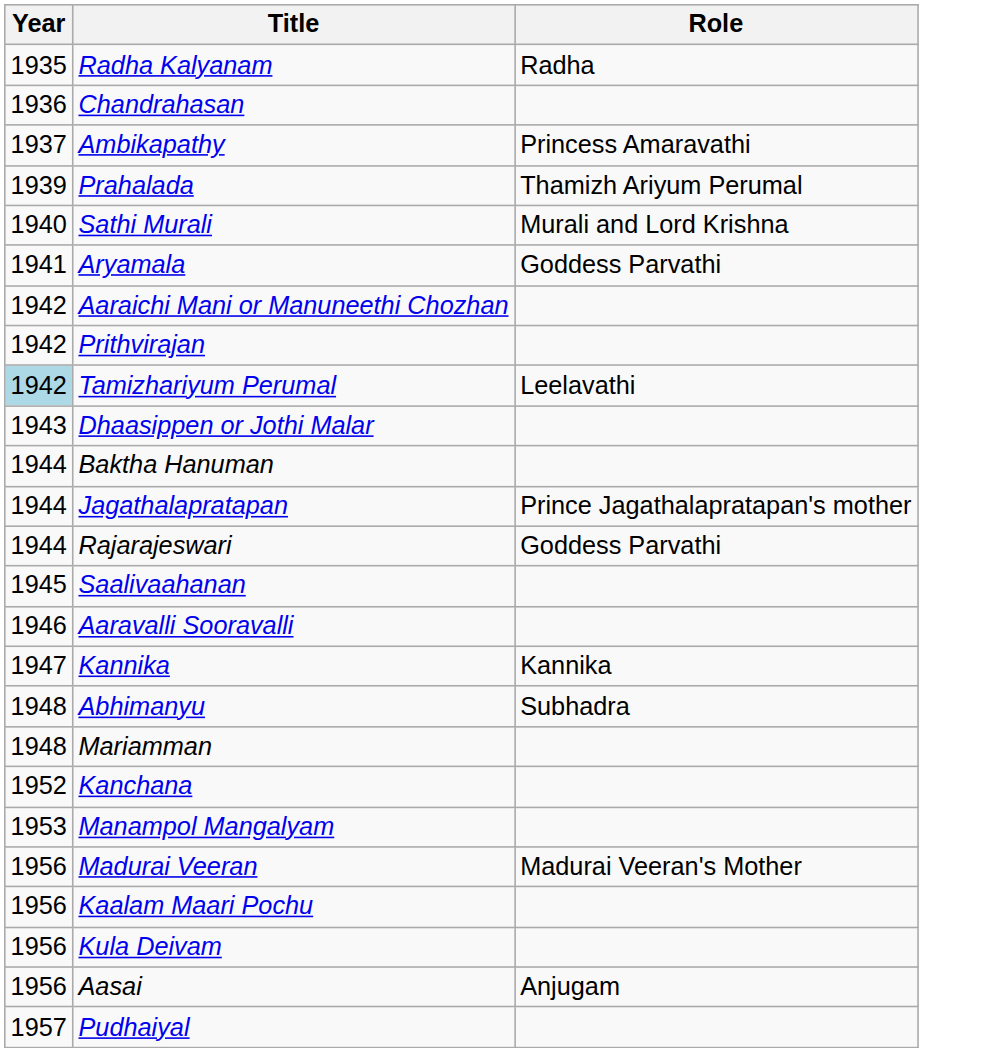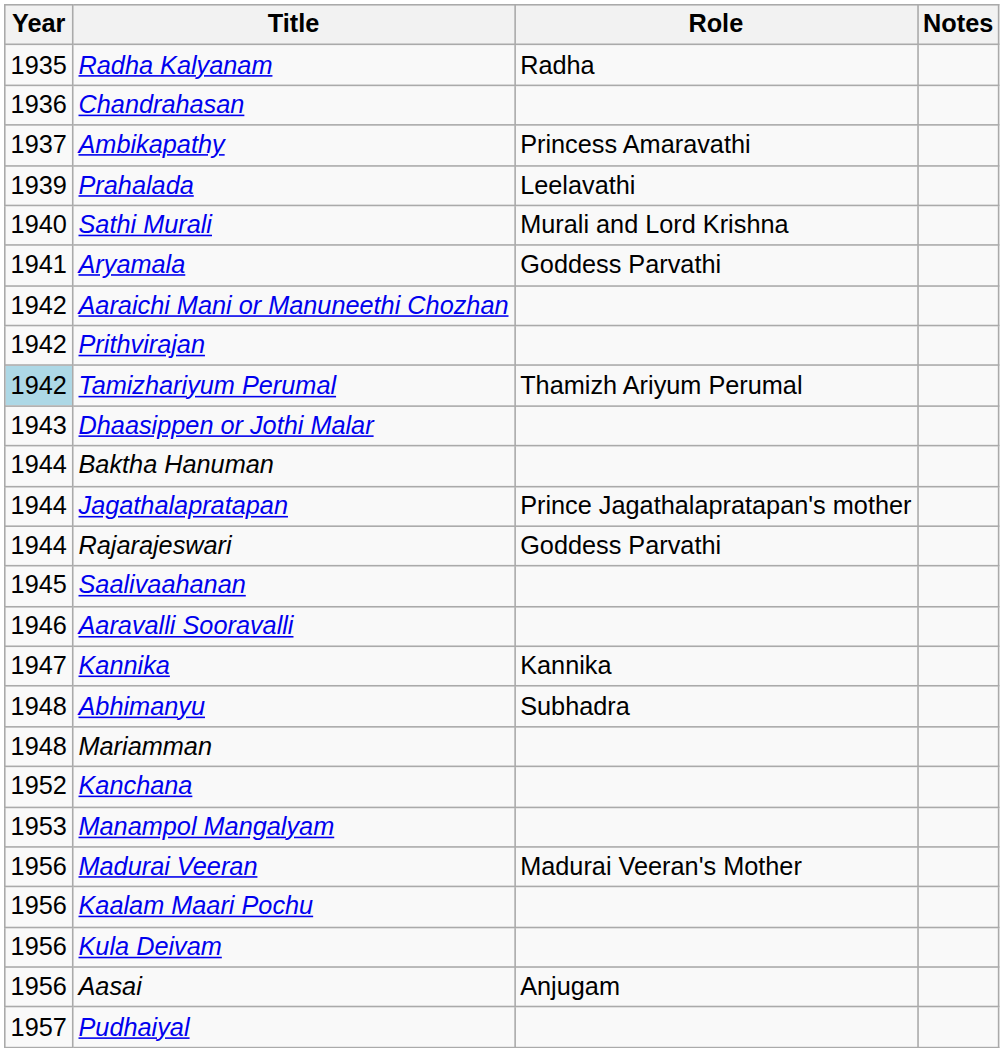+ column: (958, 24)
(661, 184) Thamizh Ariyum Perumal -> (578, 184) Leelavathi
(578, 385) Leelavathi -> (661, 385) Thamizh Ariyum Perumal
